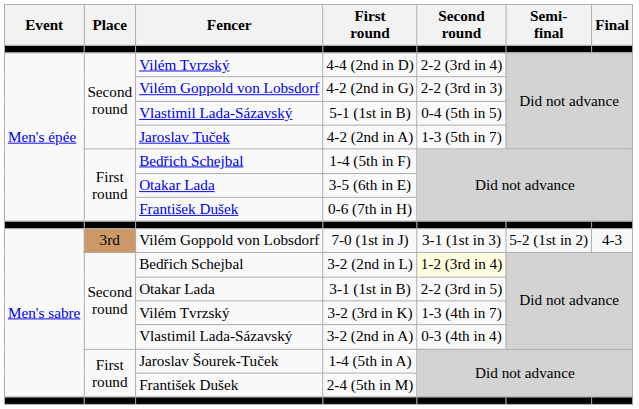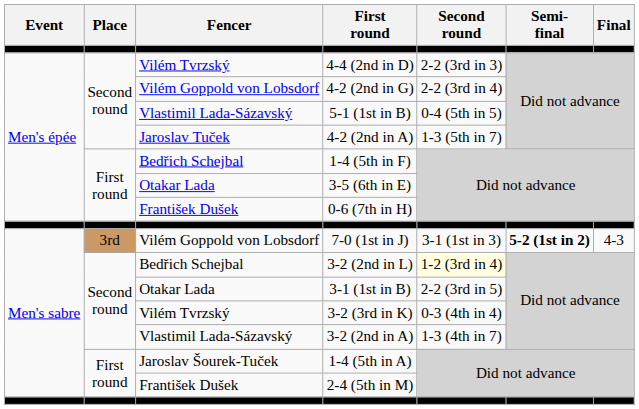(461, 64) 2-2 (3rd in 4) -> (461, 64) 2-2 (3rd in 3)
(461, 88) 2-2 (3rd in 3) -> (461, 88) 2-2 (3rd in 4)
(549, 240) normal -> (550, 240) bold
(461, 312) 1-3 (4th in 7) -> (461, 312) 0-3 (4th in 4)
(461, 336) 0-3 (4th in 4) -> (461, 336) 1-3 (4th in 7)
